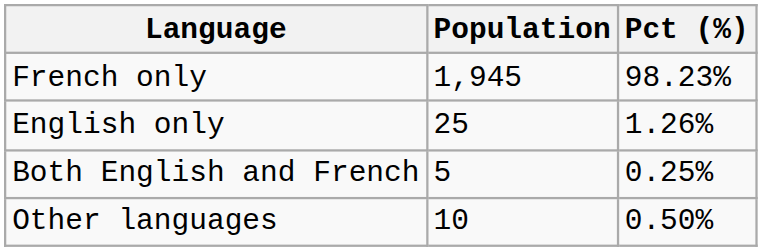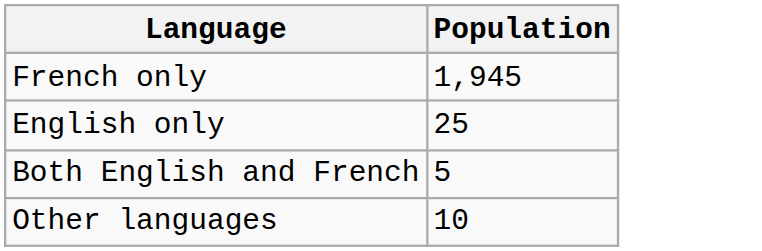- column: (687, 29)
